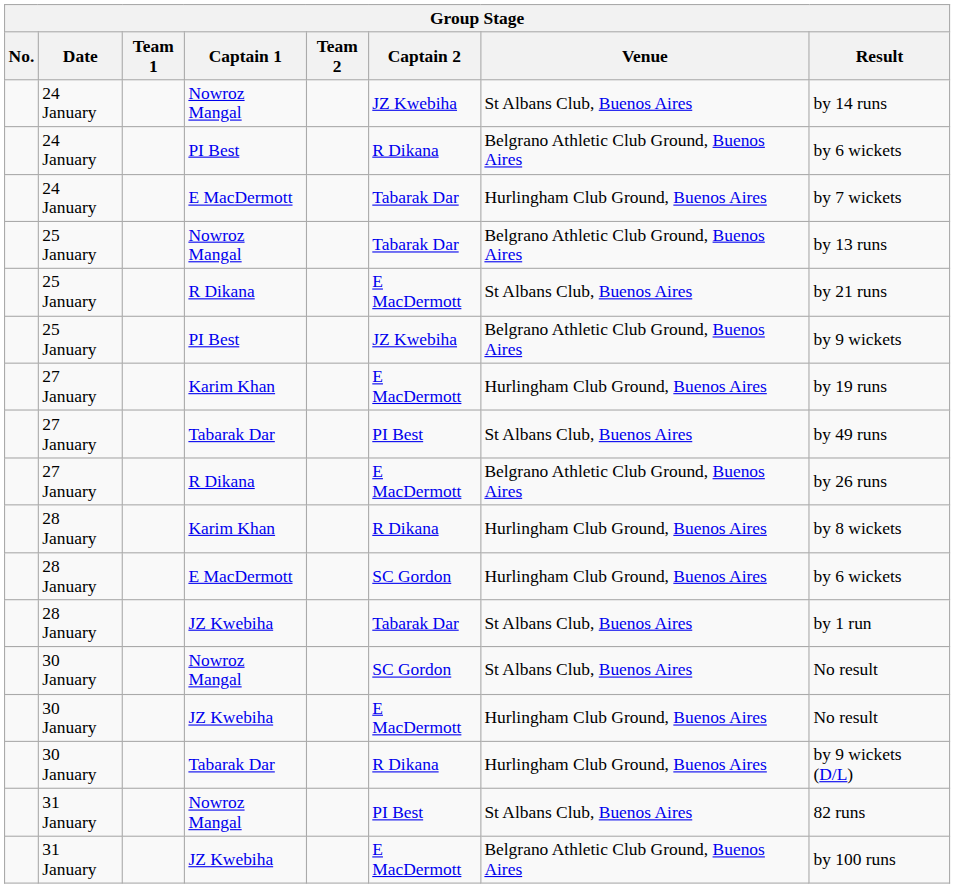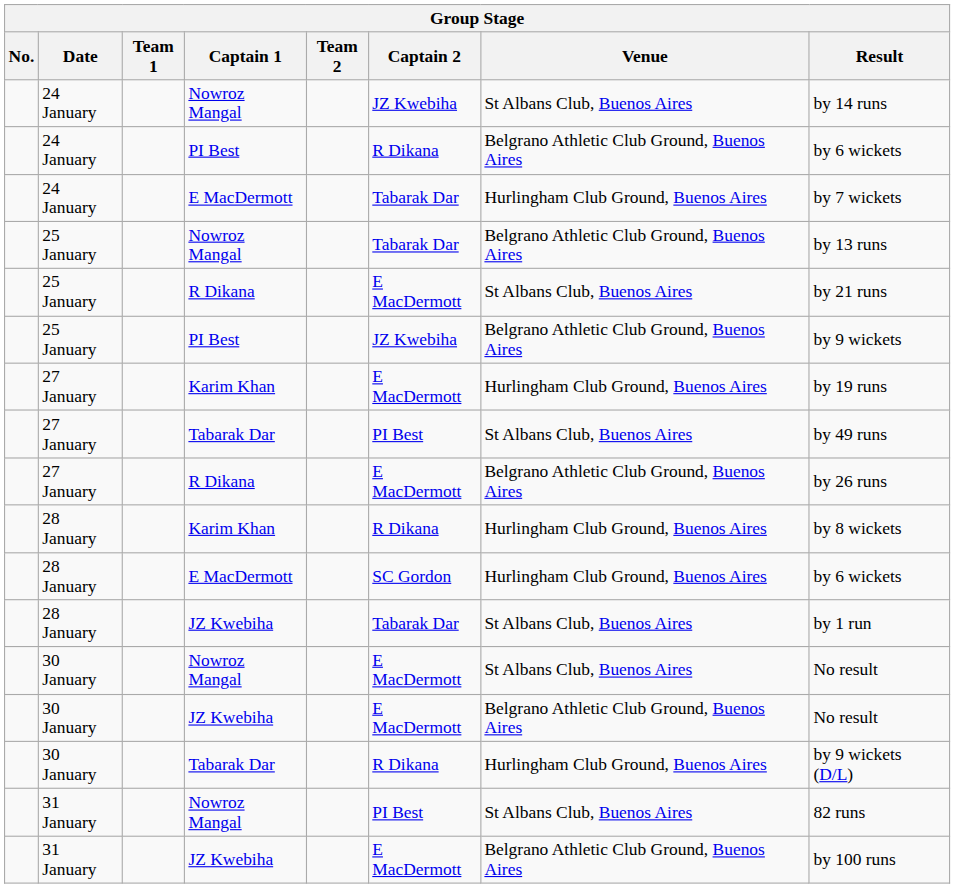(412, 670) SC Gordon -> (417, 670) E MacDermott
(626, 717) Hurlingham Club Ground, Buenos Aires -> (625, 717) Belgrano Athletic Club Ground, Buenos Aires
